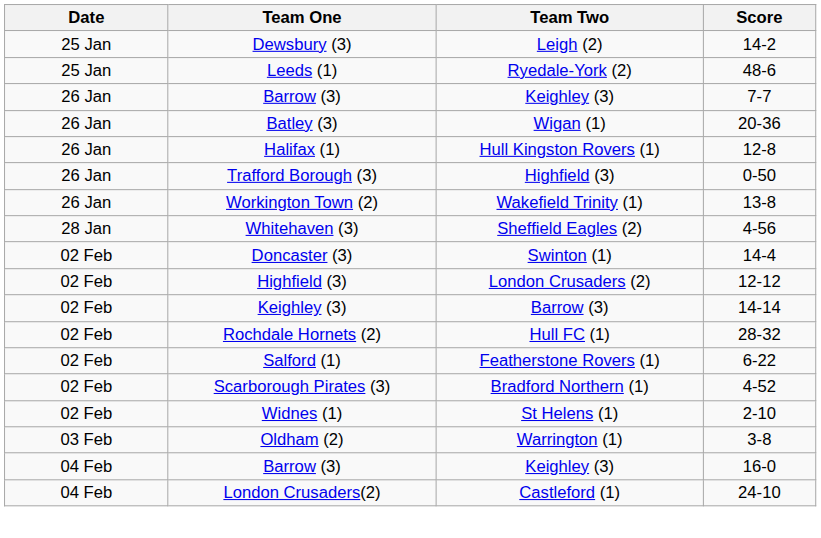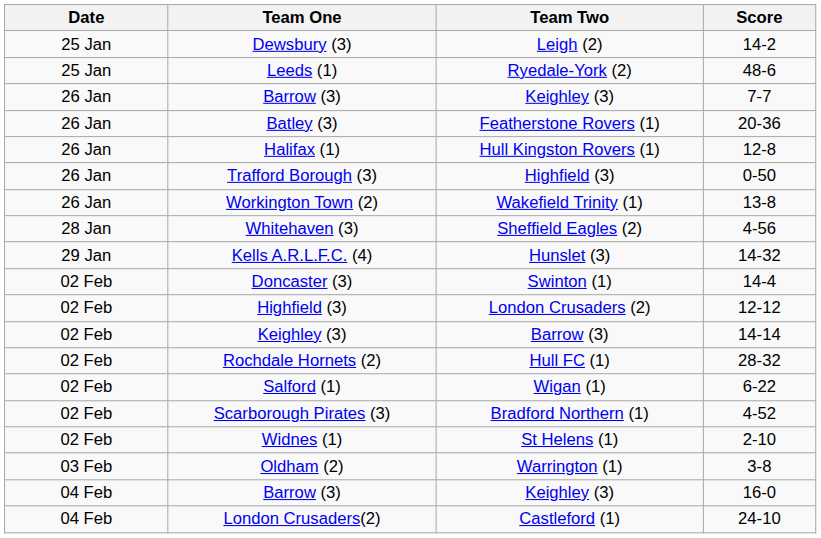(570, 123) Wigan (1) -> (570, 123) Featherstone Rovers (1)
+ row: (302, 255)
(570, 360) Featherstone Rovers (1) -> (570, 387) Wigan (1)
